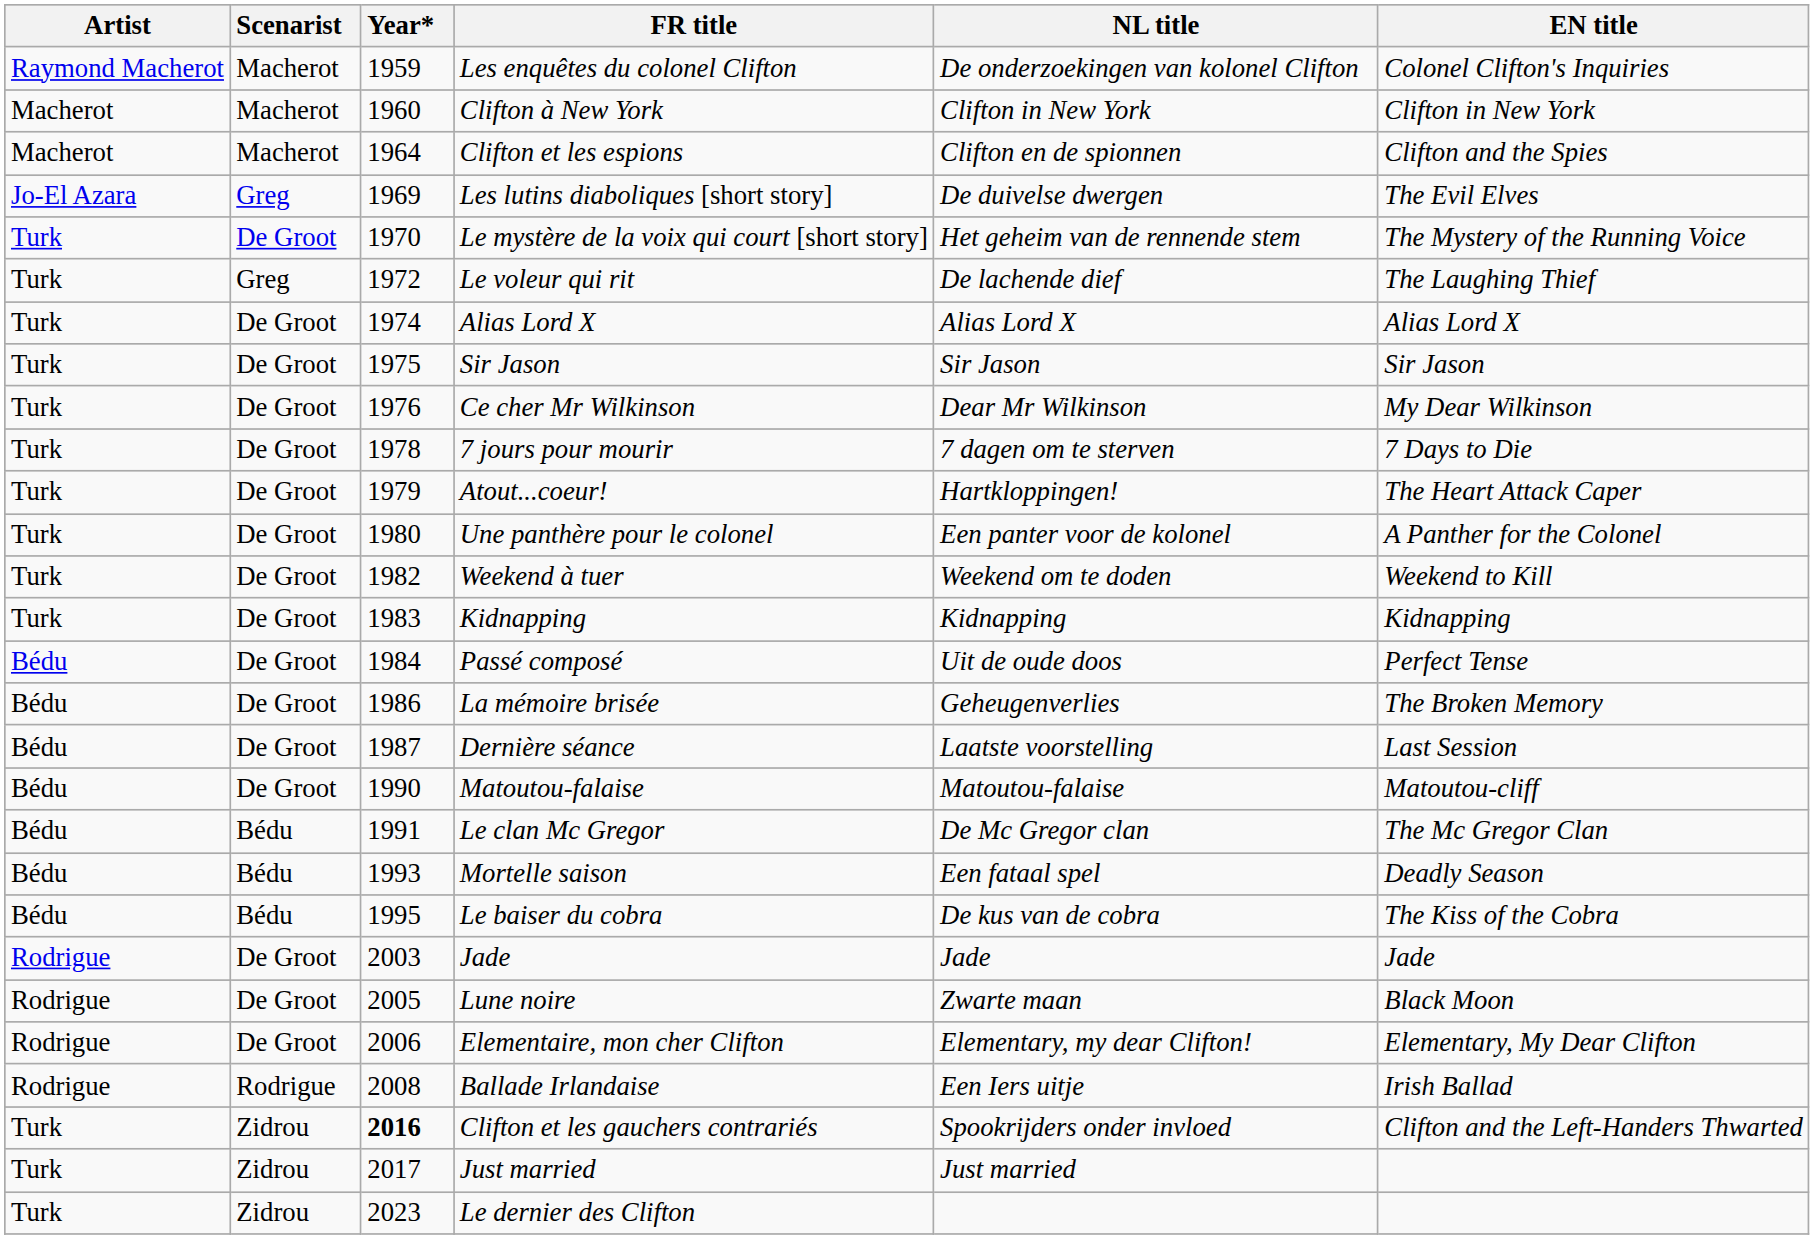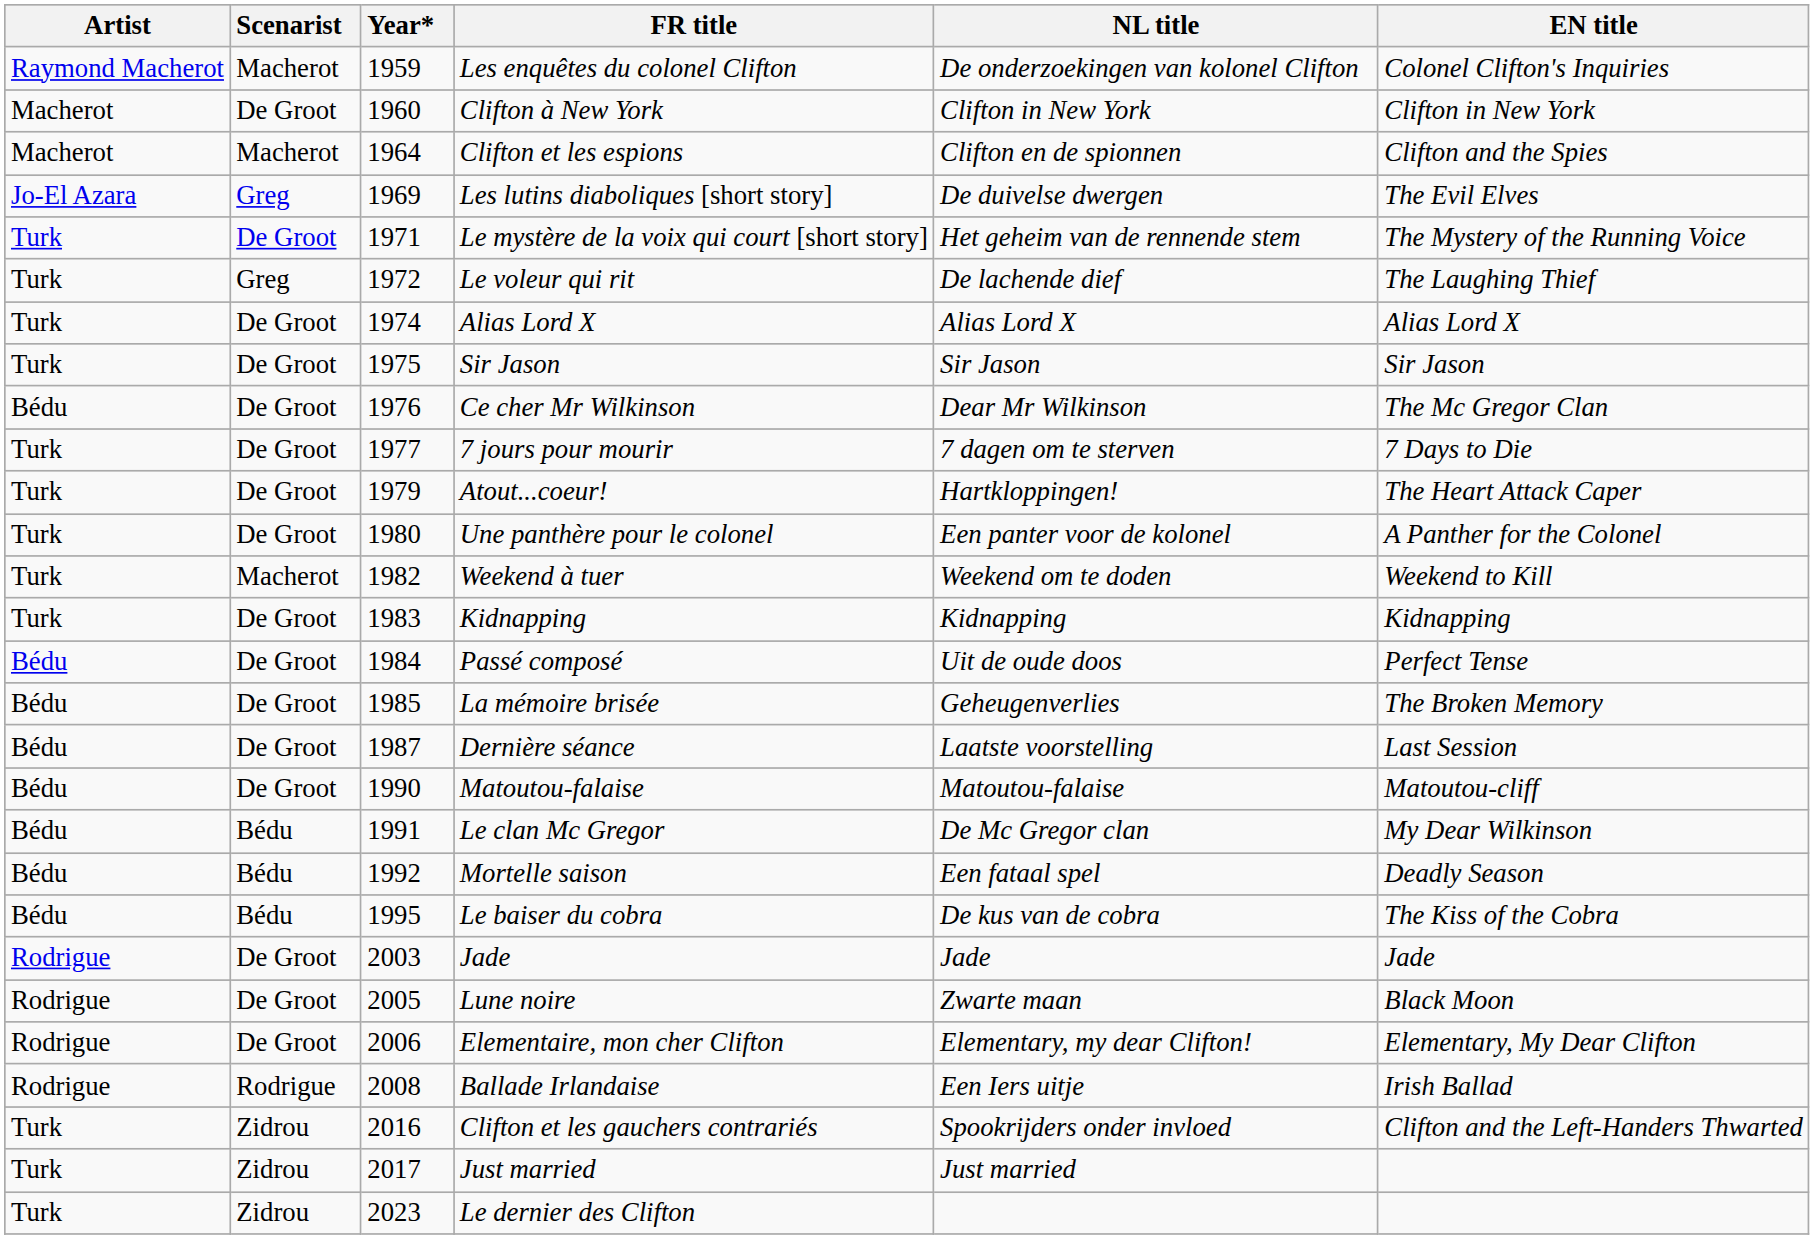(287, 110) Macherot -> (286, 110) De Groot
(394, 237) 1970 -> (394, 237) 1971
(36, 407) Turk -> (39, 407) Bédu
(1495, 407) My Dear Wilkinson -> (1496, 407) The Mc Gregor Clan
(394, 449) 1978 -> (394, 449) 1977
(286, 576) De Groot -> (287, 576) Macherot
(394, 703) 1986 -> (394, 703) 1985
(1496, 830) The Mc Gregor Clan -> (1495, 830) My Dear Wilkinson
(394, 873) 1993 -> (394, 873) 1992
(394, 1127) bold -> (394, 1127) normal
